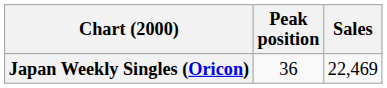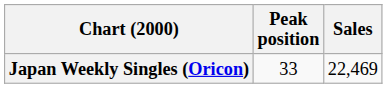(288, 68) 36 -> (288, 68) 33
